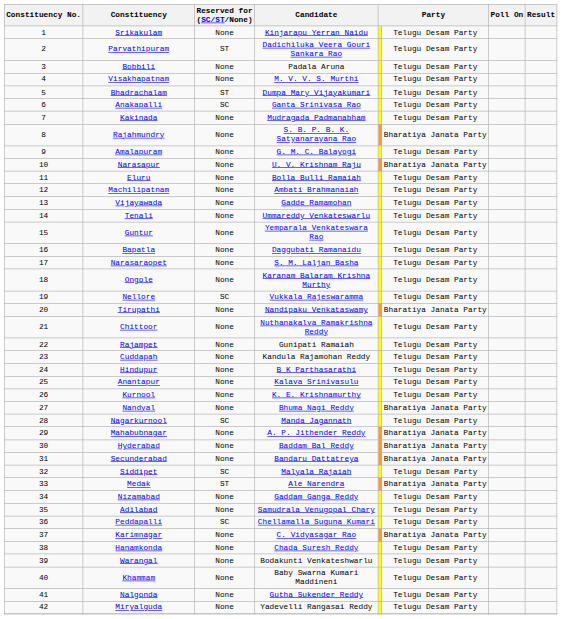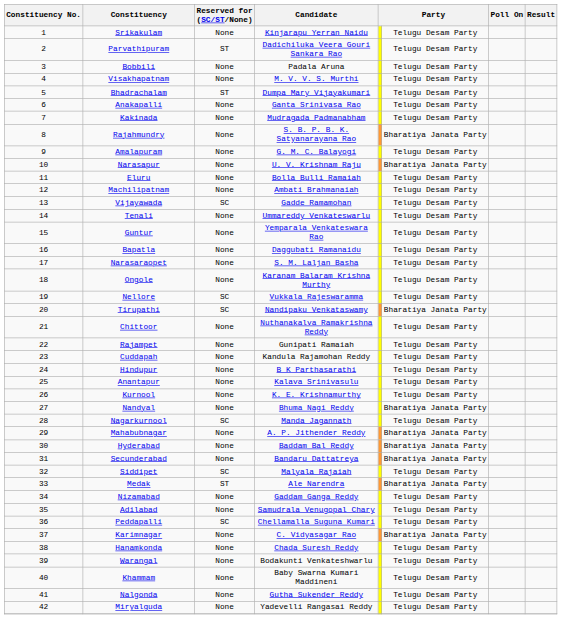(225, 105) SC -> (225, 105) None
(225, 203) None -> (225, 203) SC
(225, 310) None -> (225, 310) SC
